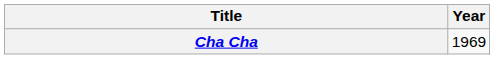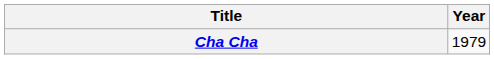(469, 41) 1969 -> (469, 41) 1979
